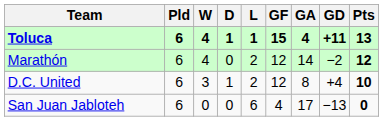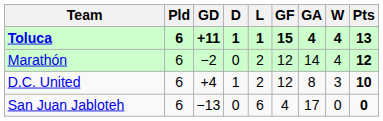columns swapped: (205, 15) <-> (334, 15)
